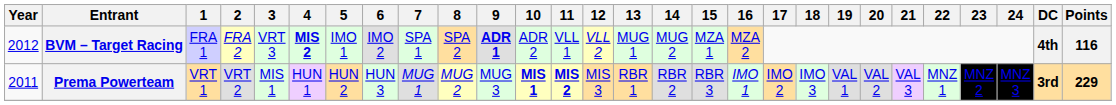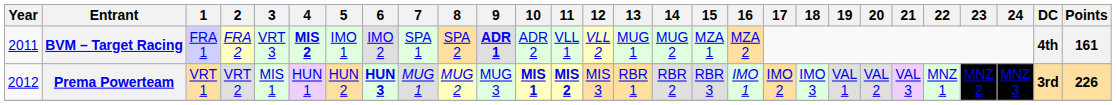(23, 45) 2012 -> (23, 45) 2011
(1086, 45) 116 -> (1086, 45) 161
(23, 82) 2011 -> (23, 82) 2012
(380, 82) normal -> (380, 82) bold
(1086, 82) 229 -> (1086, 82) 226
